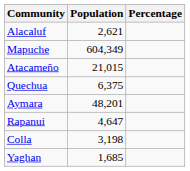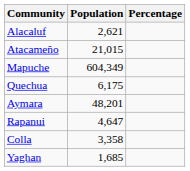rows swapped: (28, 49) <-> (33, 67)
(111, 85) 6,375 -> (111, 85) 6,175
(111, 139) 3,198 -> (111, 139) 3,358
